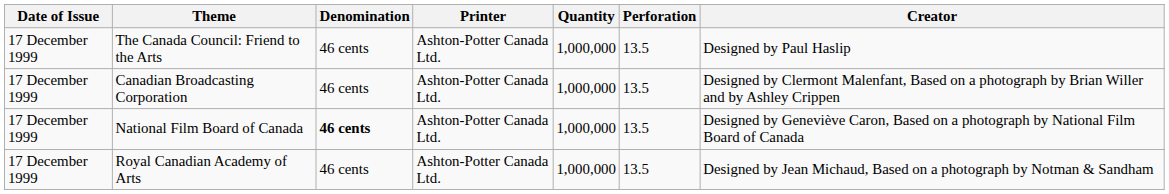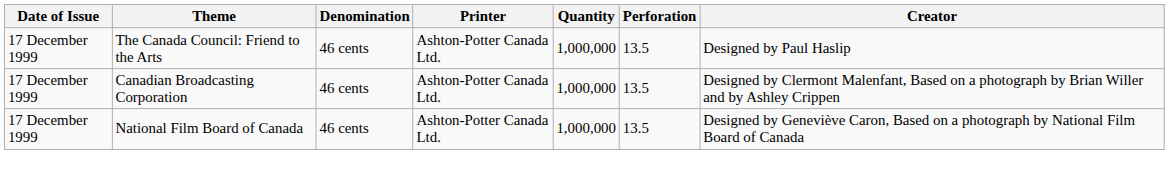(345, 128) bold -> (344, 128) normal
- row: (201, 169)
